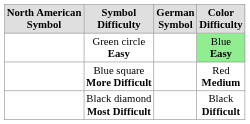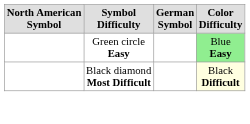- row: (119, 76)
(221, 105) no background -> (221, 76) lightyellow background
